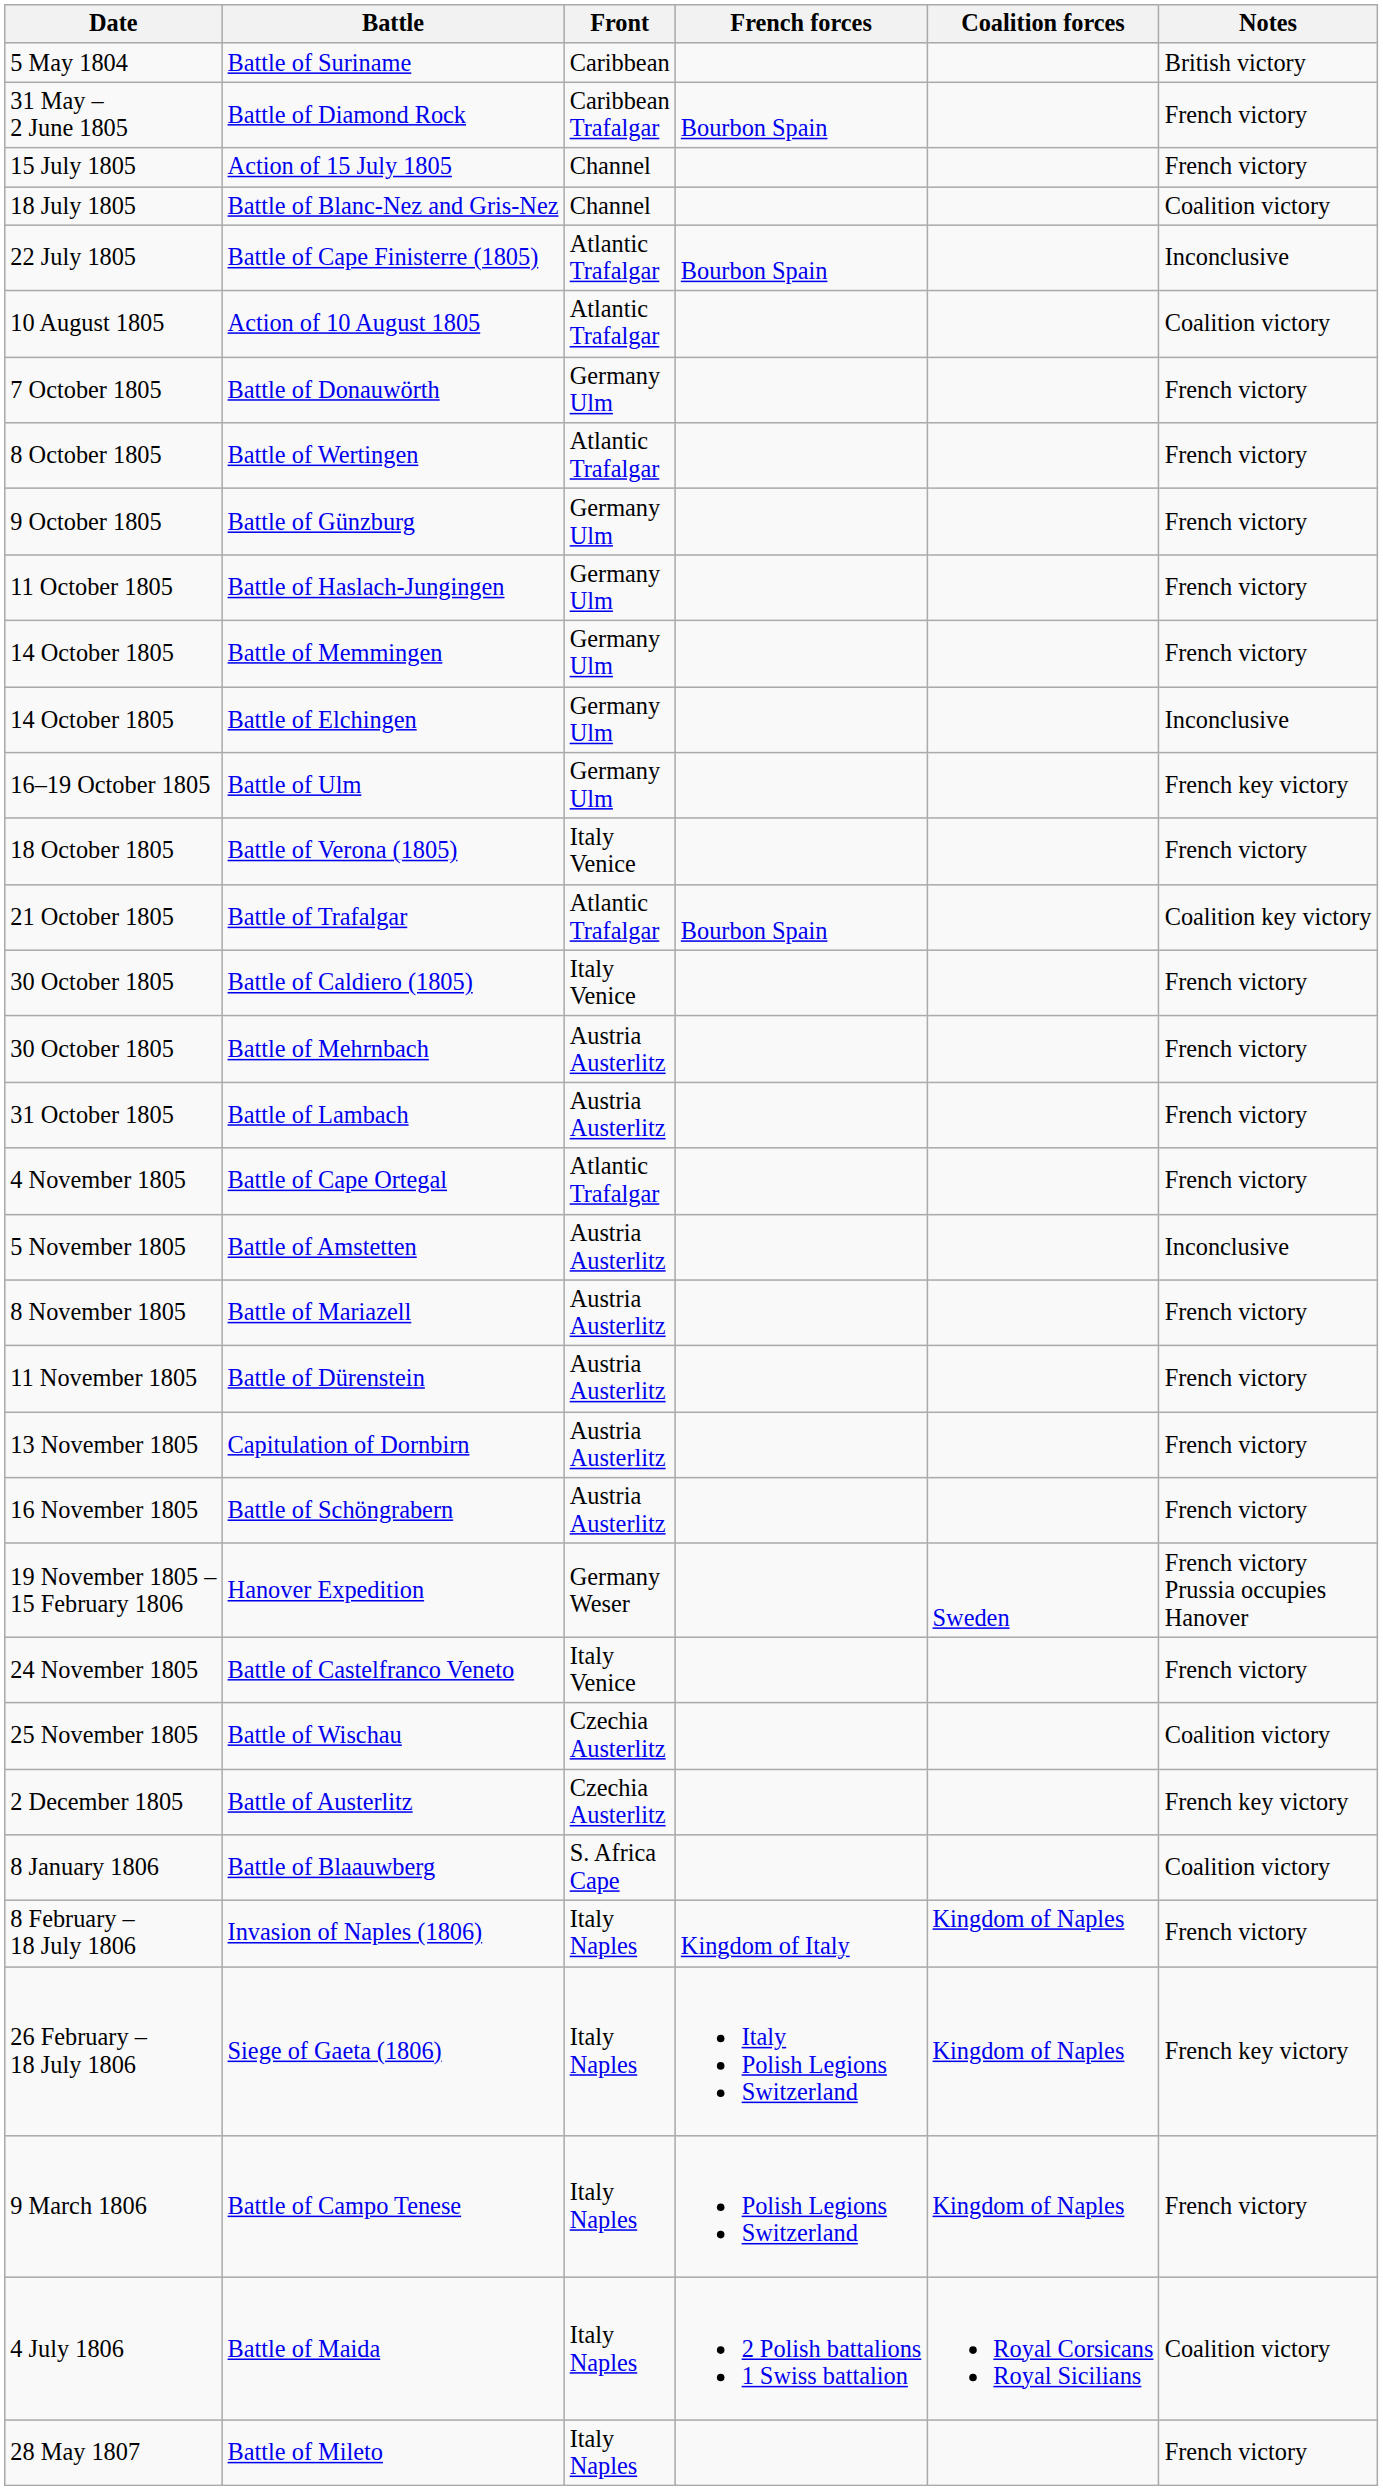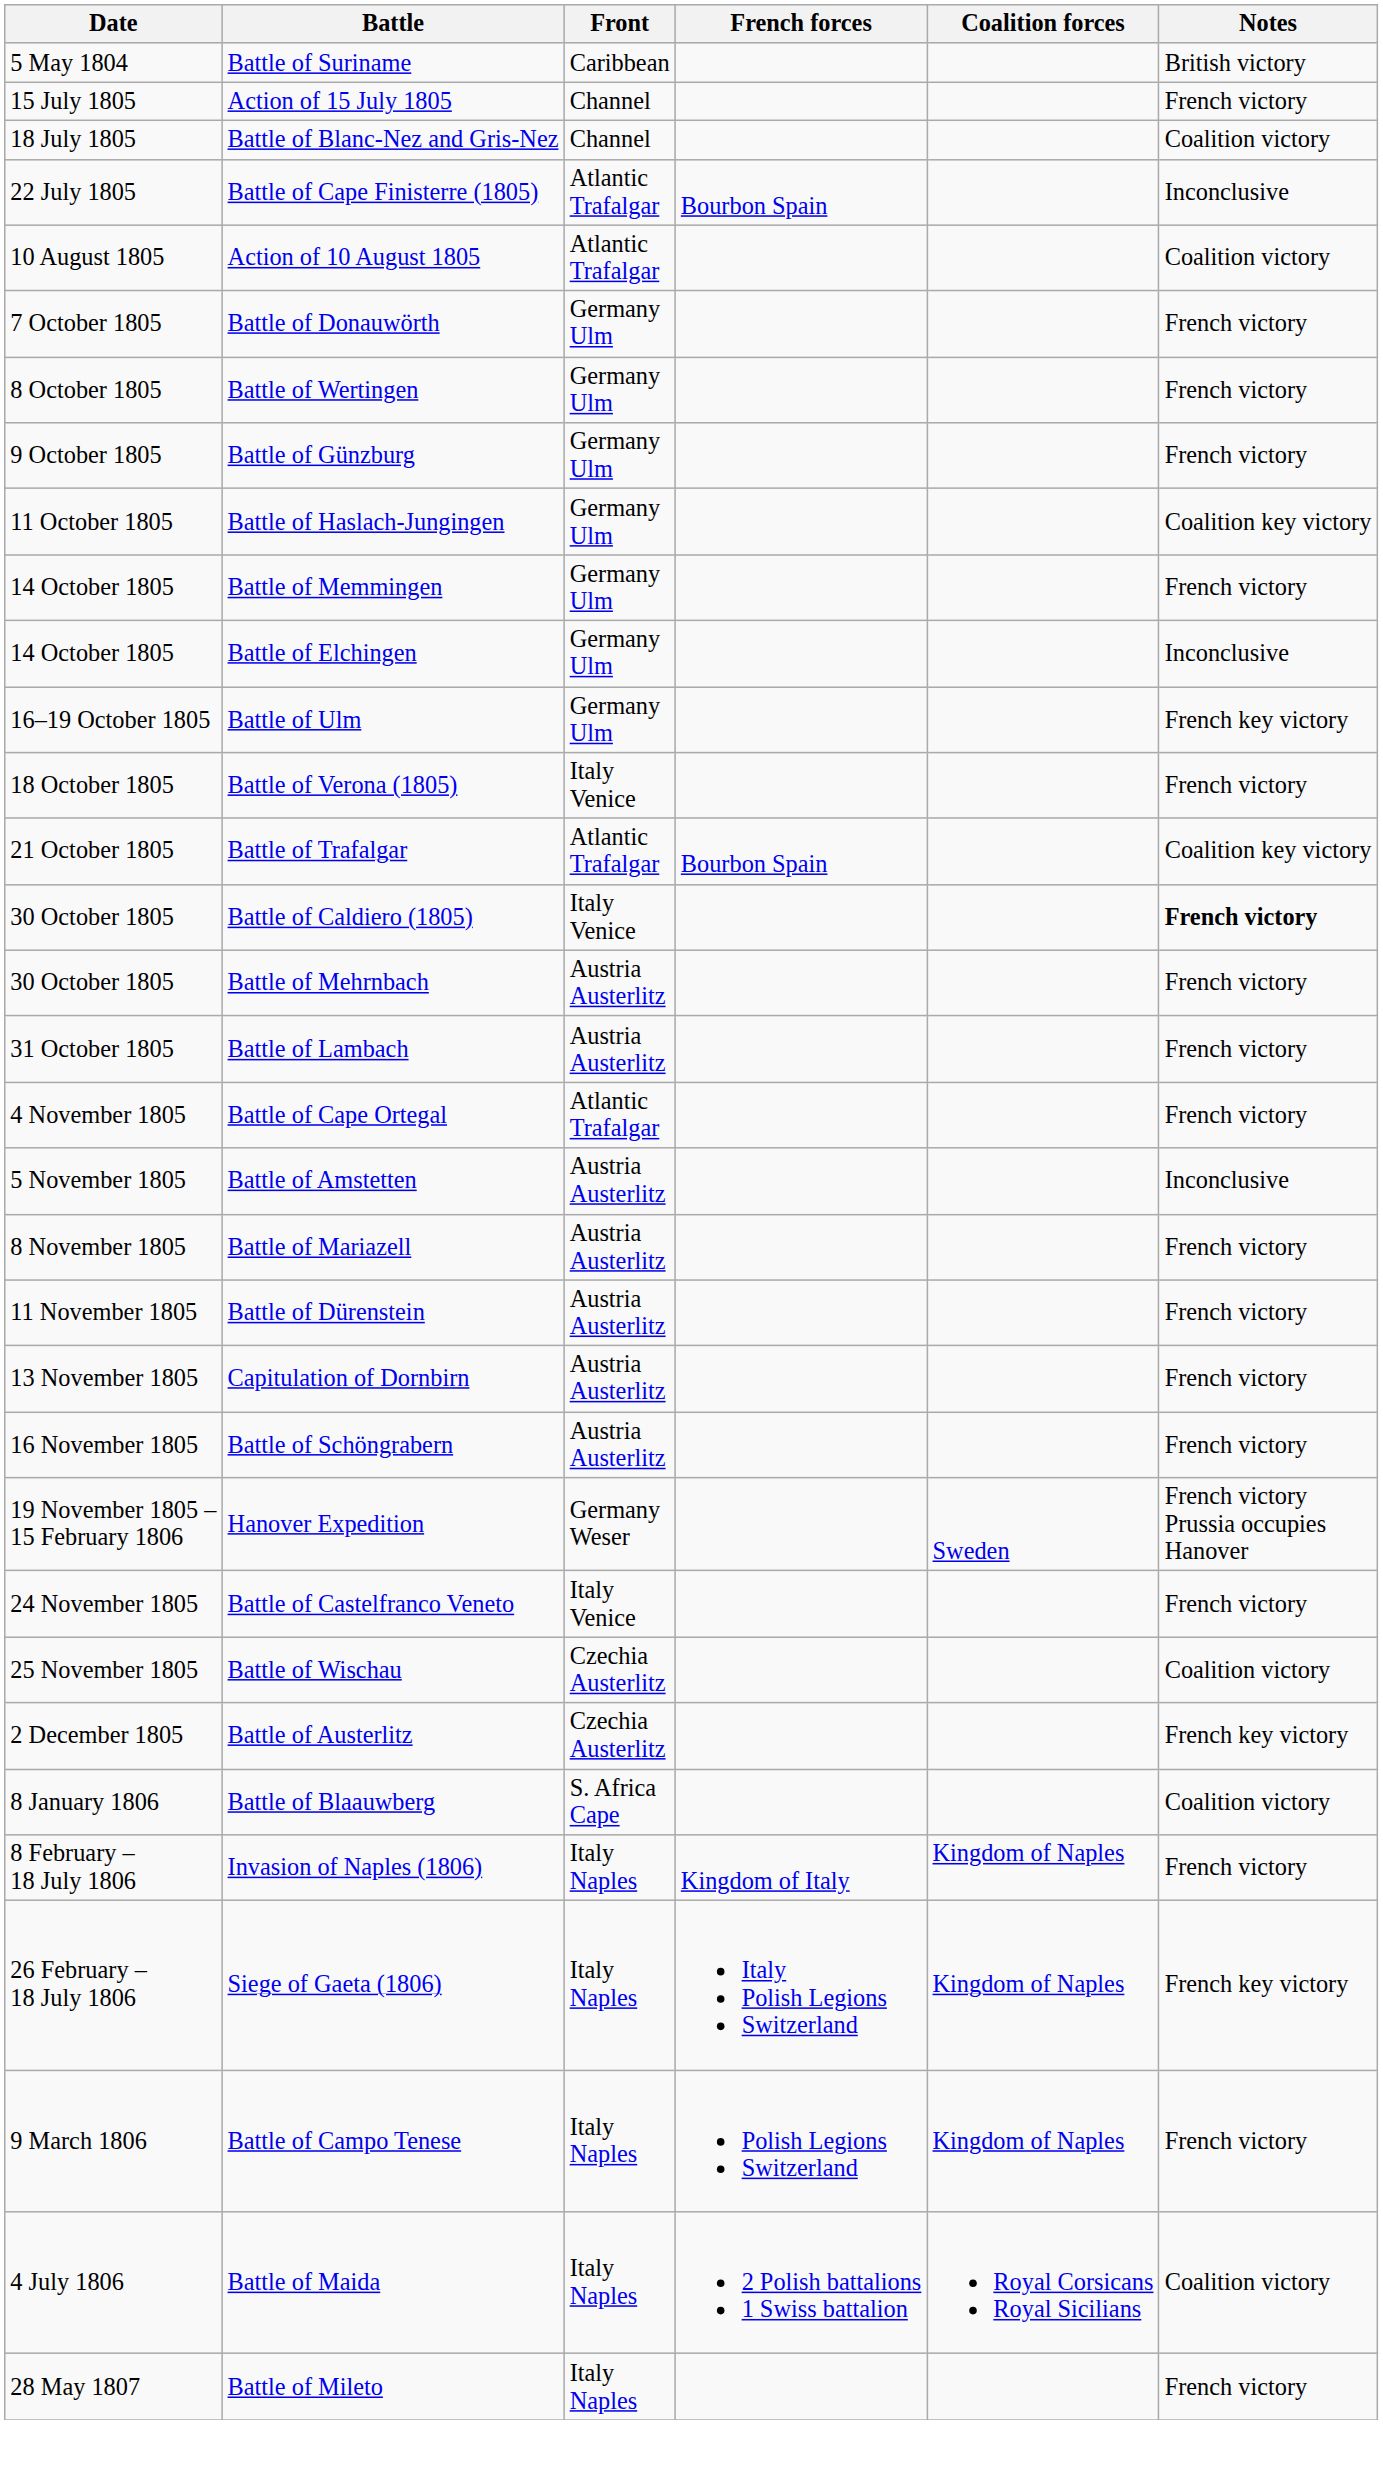- row: (347, 114)
(614, 455) Atlantic Trafalgar -> (615, 389) Germany Ulm
(1236, 587) French victory -> (1268, 521) Coalition key victory
(1236, 982) normal -> (1241, 916) bold
